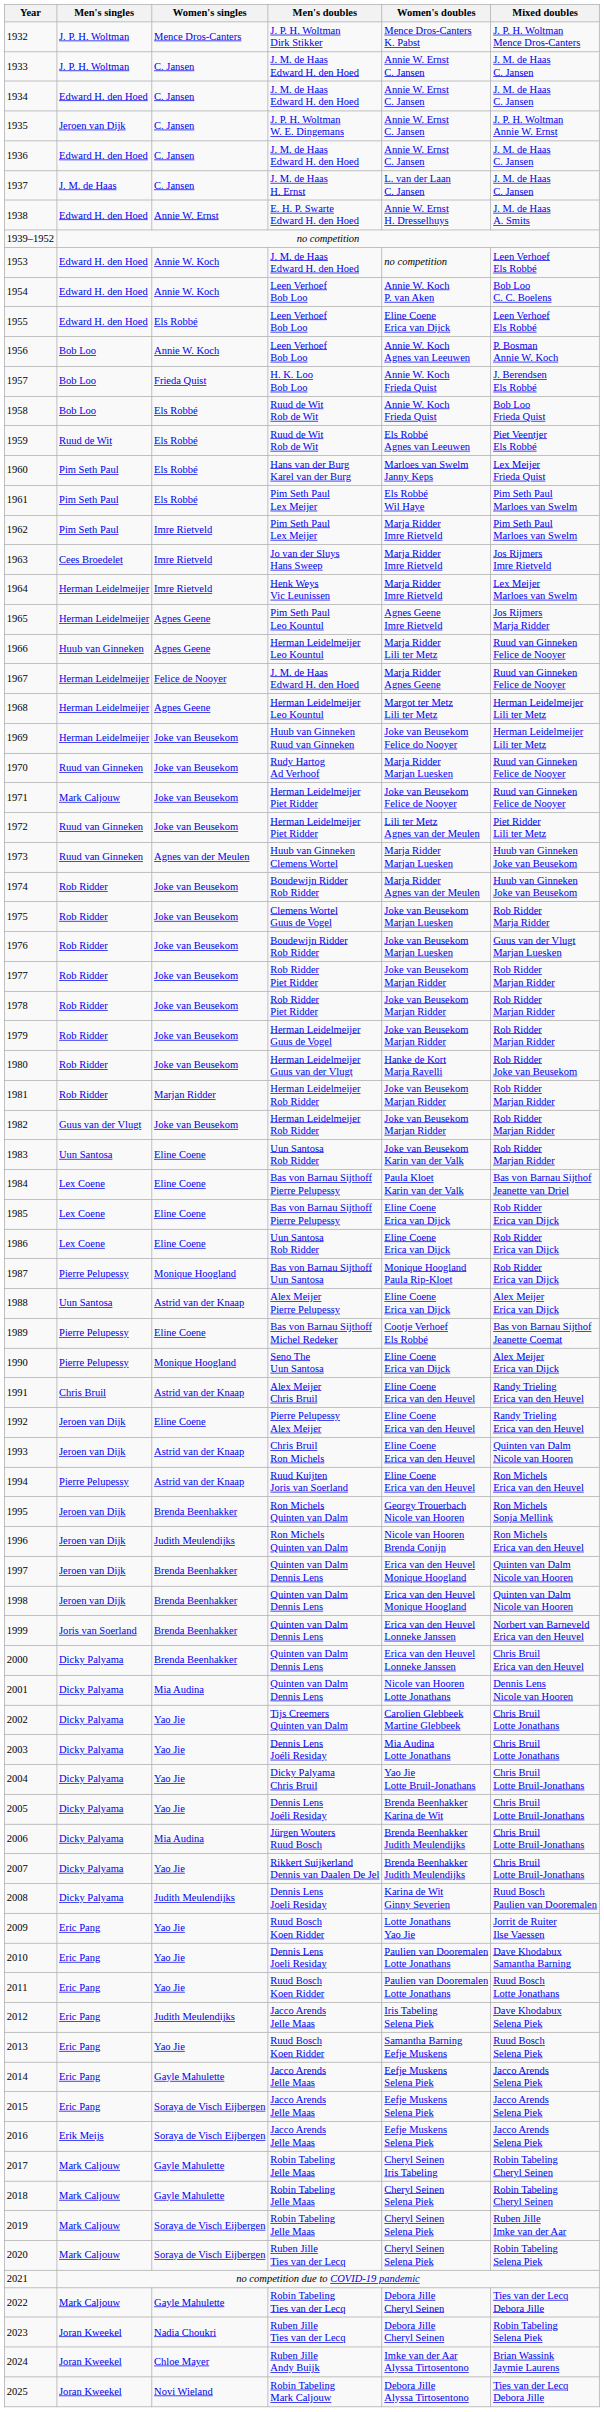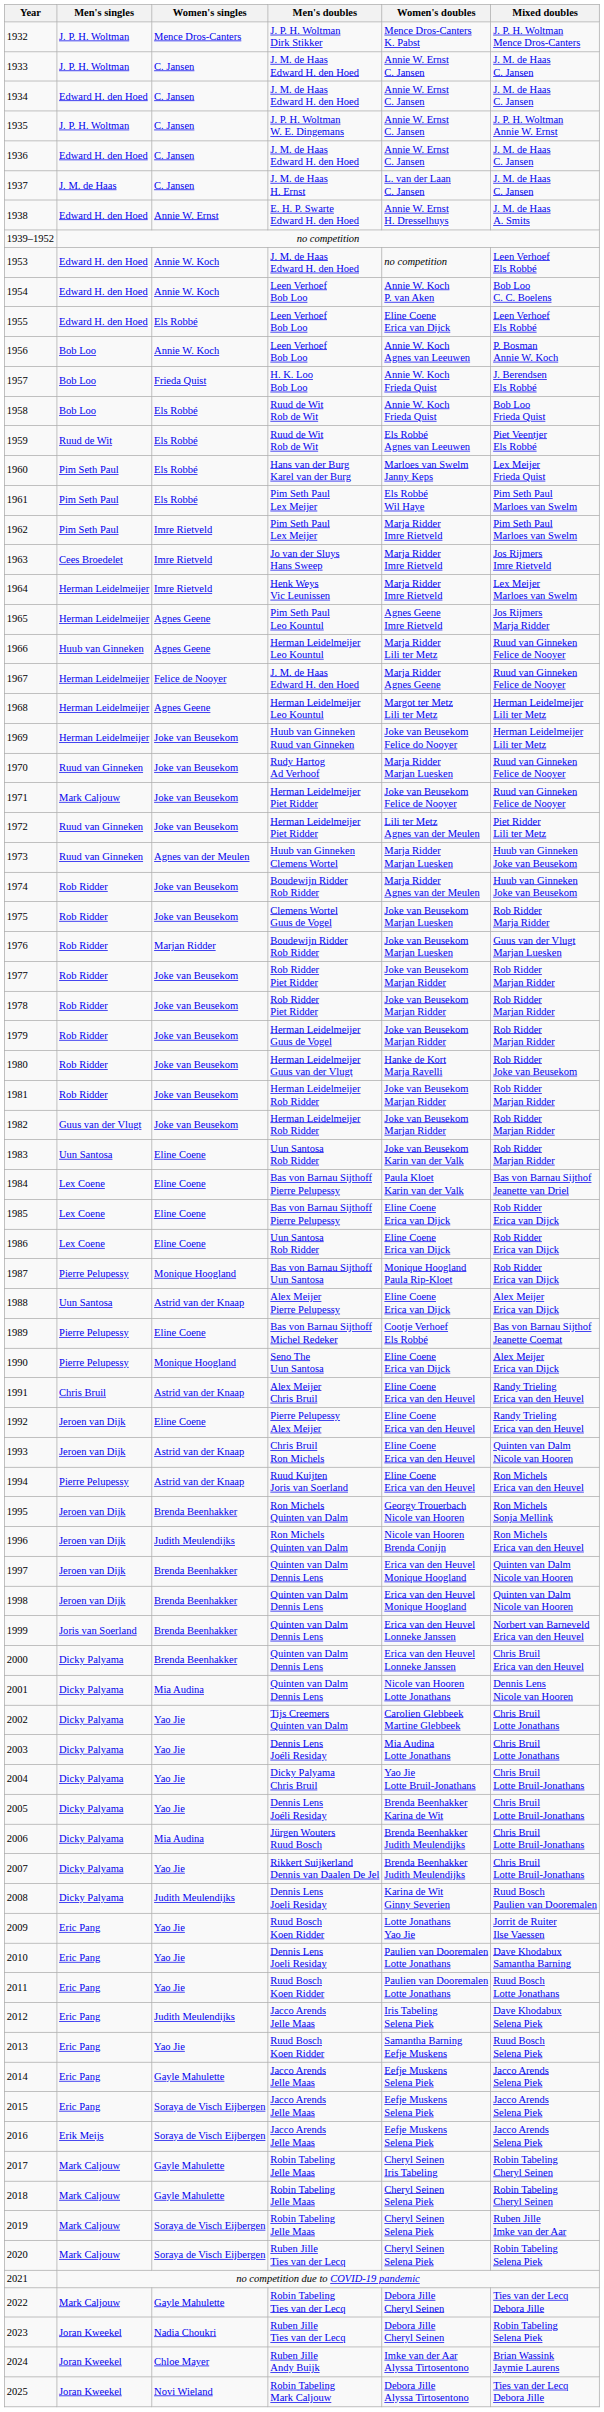(92, 126) Jeroen van Dijk -> (94, 126) J. P. H. Woltman
(196, 946) Joke van Beusekom -> (185, 946) Marjan Ridder
(185, 1095) Marjan Ridder -> (196, 1095) Joke van Beusekom
